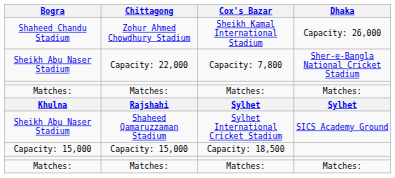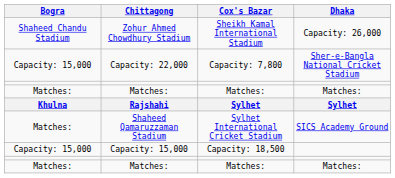(53, 65) Sheikh Abu Naser Stadium -> (53, 65) Capacity: 15,000
(53, 127) Sheikh Abu Naser Stadium -> (53, 127) Matches:
